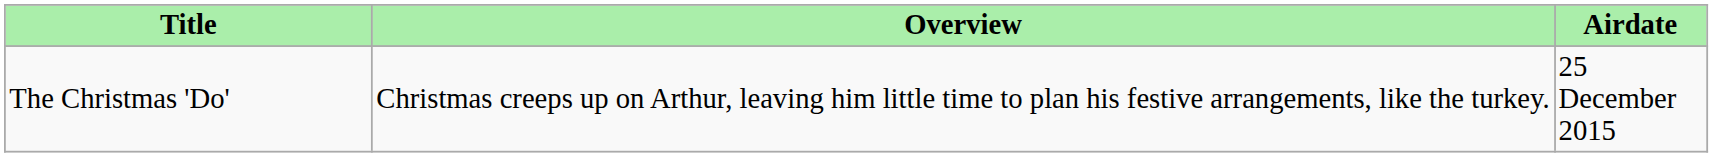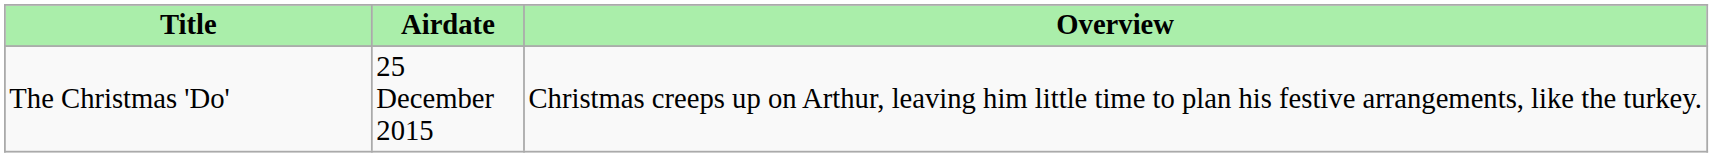columns swapped: (1630, 25) <-> (963, 25)
